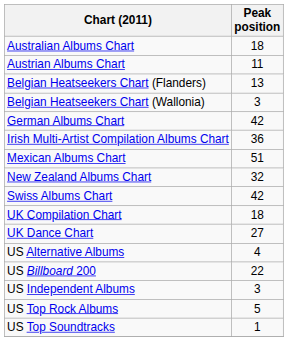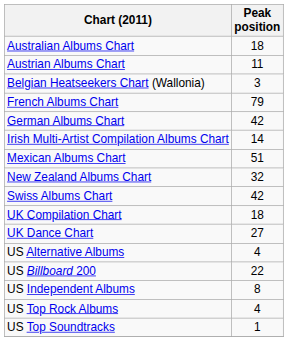- row: (106, 83)
+ row: (63, 102)
(257, 139) 36 -> (257, 139) 14
(257, 290) 3 -> (257, 290) 8
(257, 308) 5 -> (257, 308) 4
